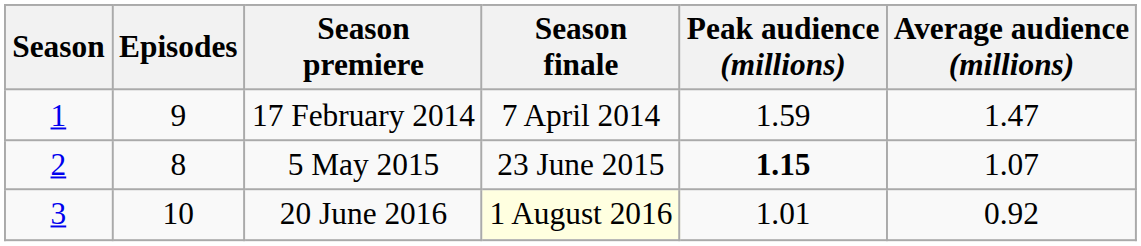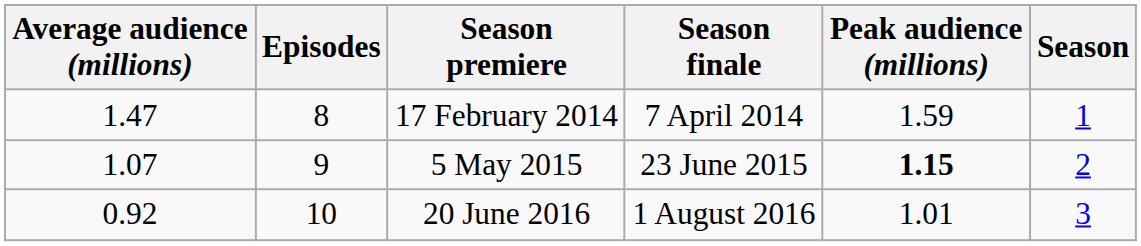columns swapped: (58, 47) <-> (1012, 47)
(178, 114) 9 -> (321, 114) 8
(178, 164) 8 -> (321, 164) 9
(581, 213) lightyellow background -> (724, 213) no background
